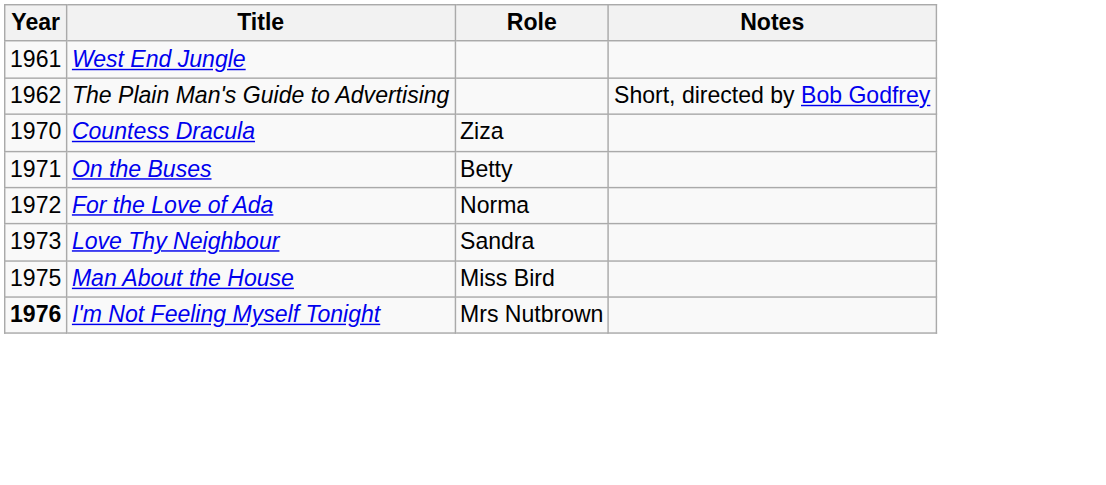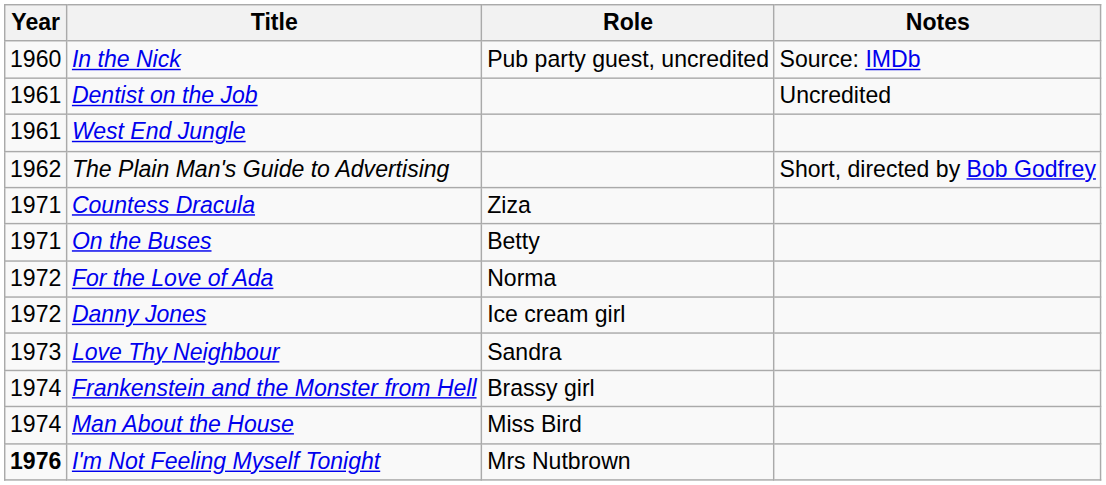+ row: (126, 59)
+ row: (165, 95)
(36, 132) 1970 -> (36, 205) 1971
+ row: (139, 315)
+ row: (274, 388)
(36, 278) 1975 -> (36, 424) 1974
